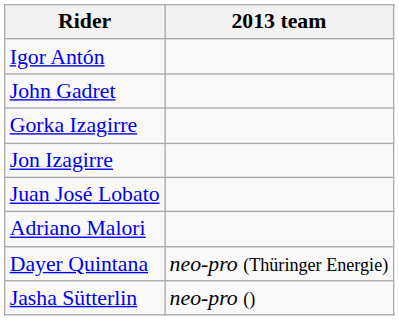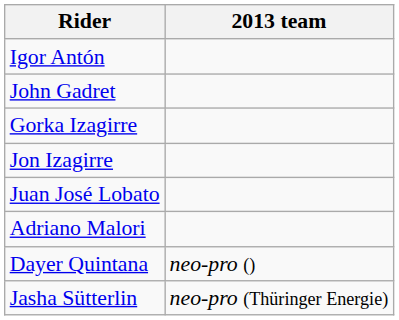(279, 263) neo-pro (Thüringer Energie) -> (212, 263) neo-pro ()
(212, 297) neo-pro () -> (279, 297) neo-pro (Thüringer Energie)
